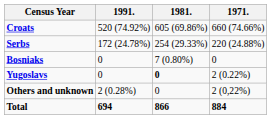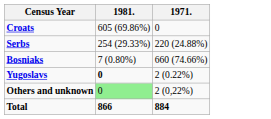- column: (124, 12)
(238, 28) 660 (74.66%) -> (157, 28) 0
(214, 59) 0 -> (181, 59) 660 (74.66%)
(157, 91) no background -> (100, 91) lightgreen background
